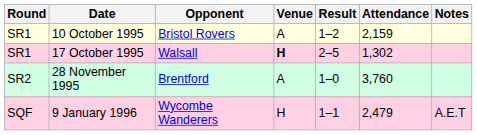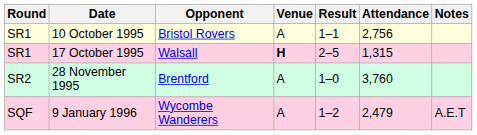(329, 33) 1–2 -> (329, 33) 1–1
(377, 33) 2,159 -> (377, 33) 2,756
(377, 53) 1,302 -> (377, 53) 1,315
(281, 113) H -> (281, 113) A
(329, 113) 1–1 -> (329, 113) 1–2
